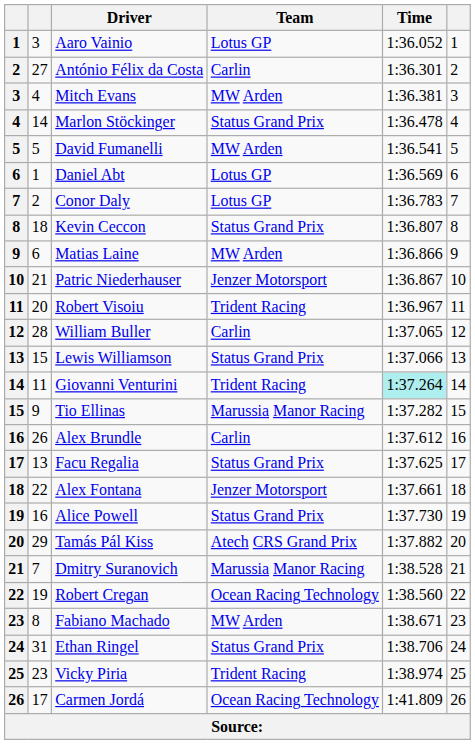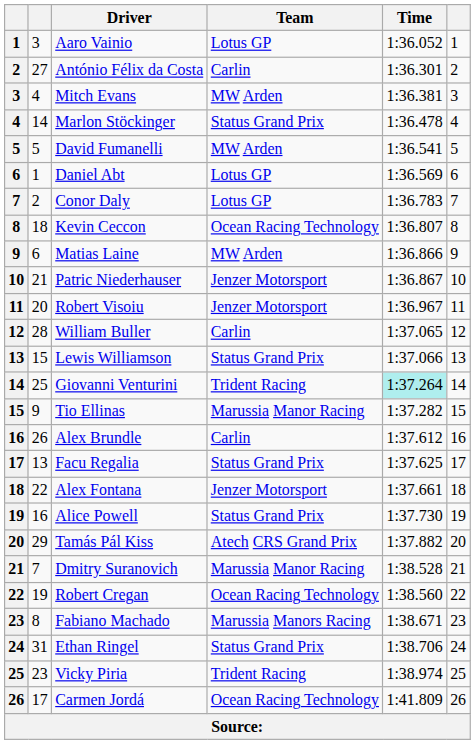(267, 227) Status Grand Prix -> (295, 227) Ocean Racing Technology
(258, 305) Trident Racing -> (269, 305) Jenzer Motorsport
(39, 384) 11 -> (40, 384) 25
(247, 621) MW Arden -> (291, 621) Marussia Manors Racing
